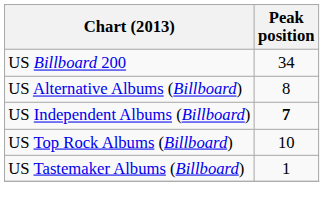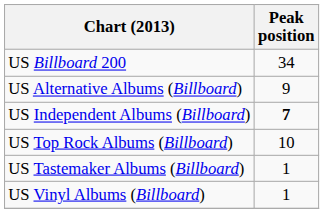(286, 89) 8 -> (286, 89) 9
+ row: (107, 194)
